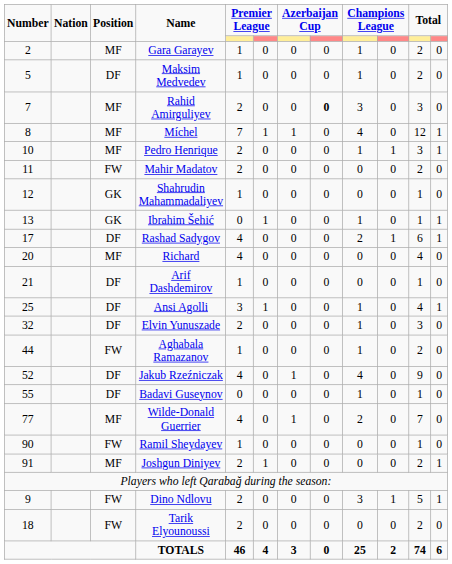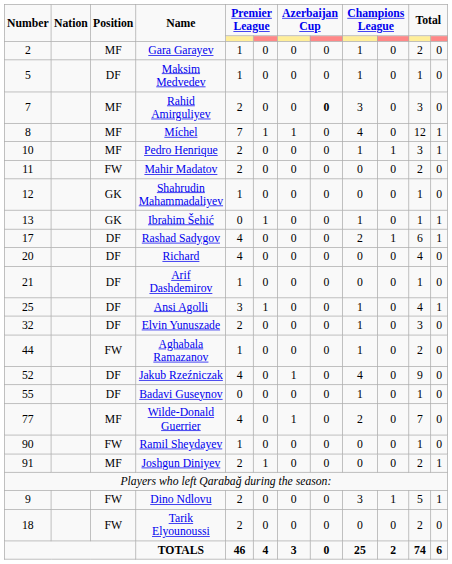(420, 75) 2 -> (420, 75) 1
(113, 256) MF -> (113, 256) DF
